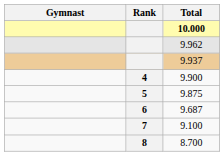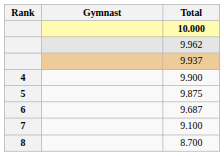columns swapped: (144, 12) <-> (65, 12)
